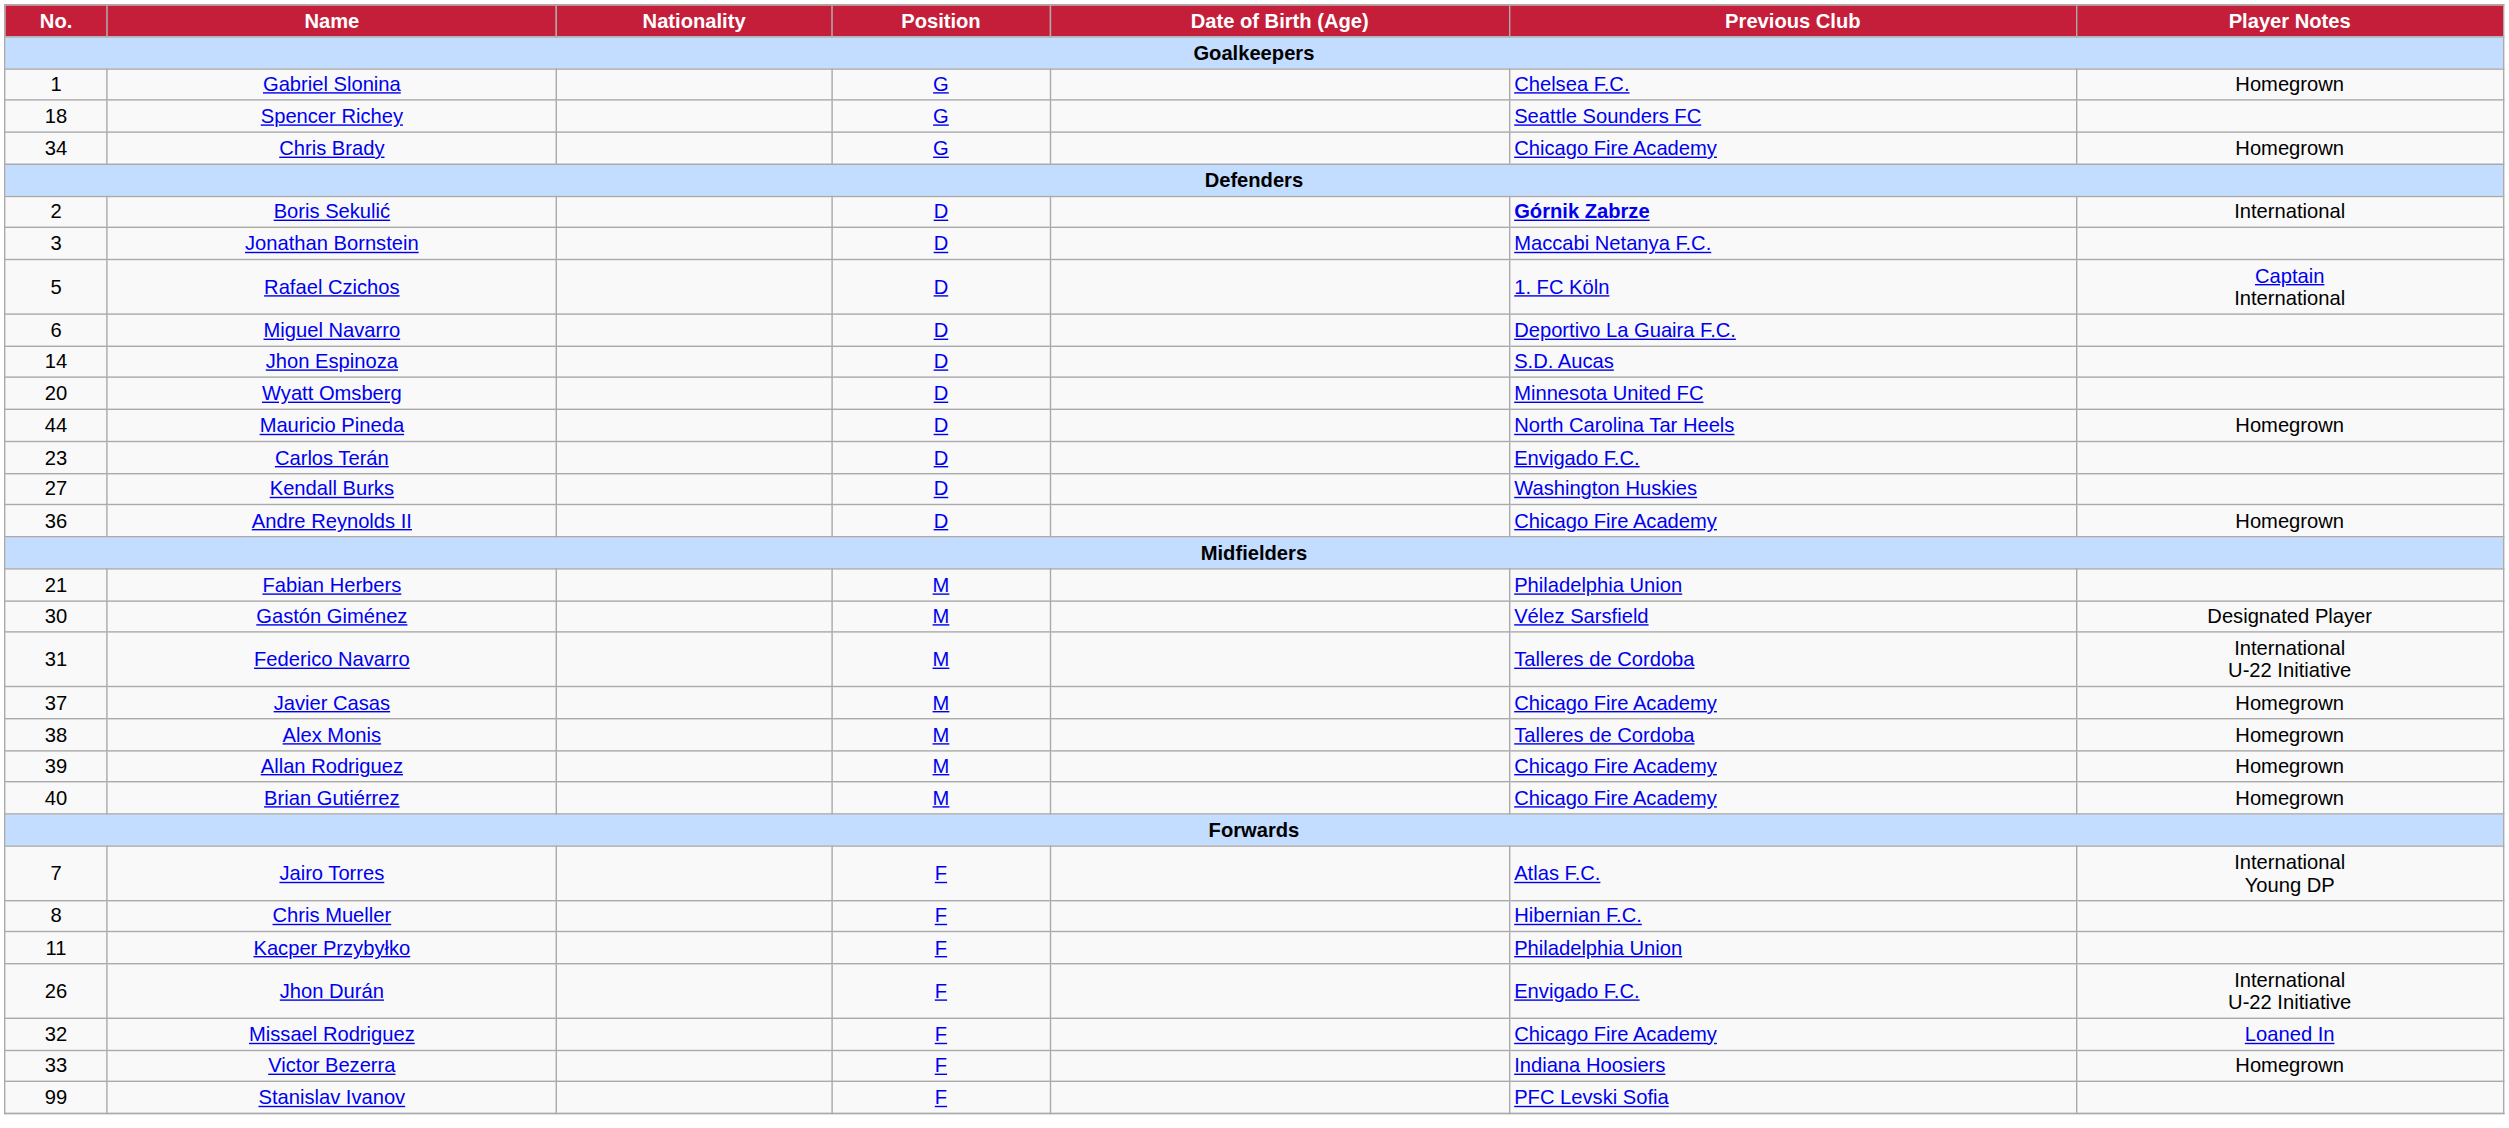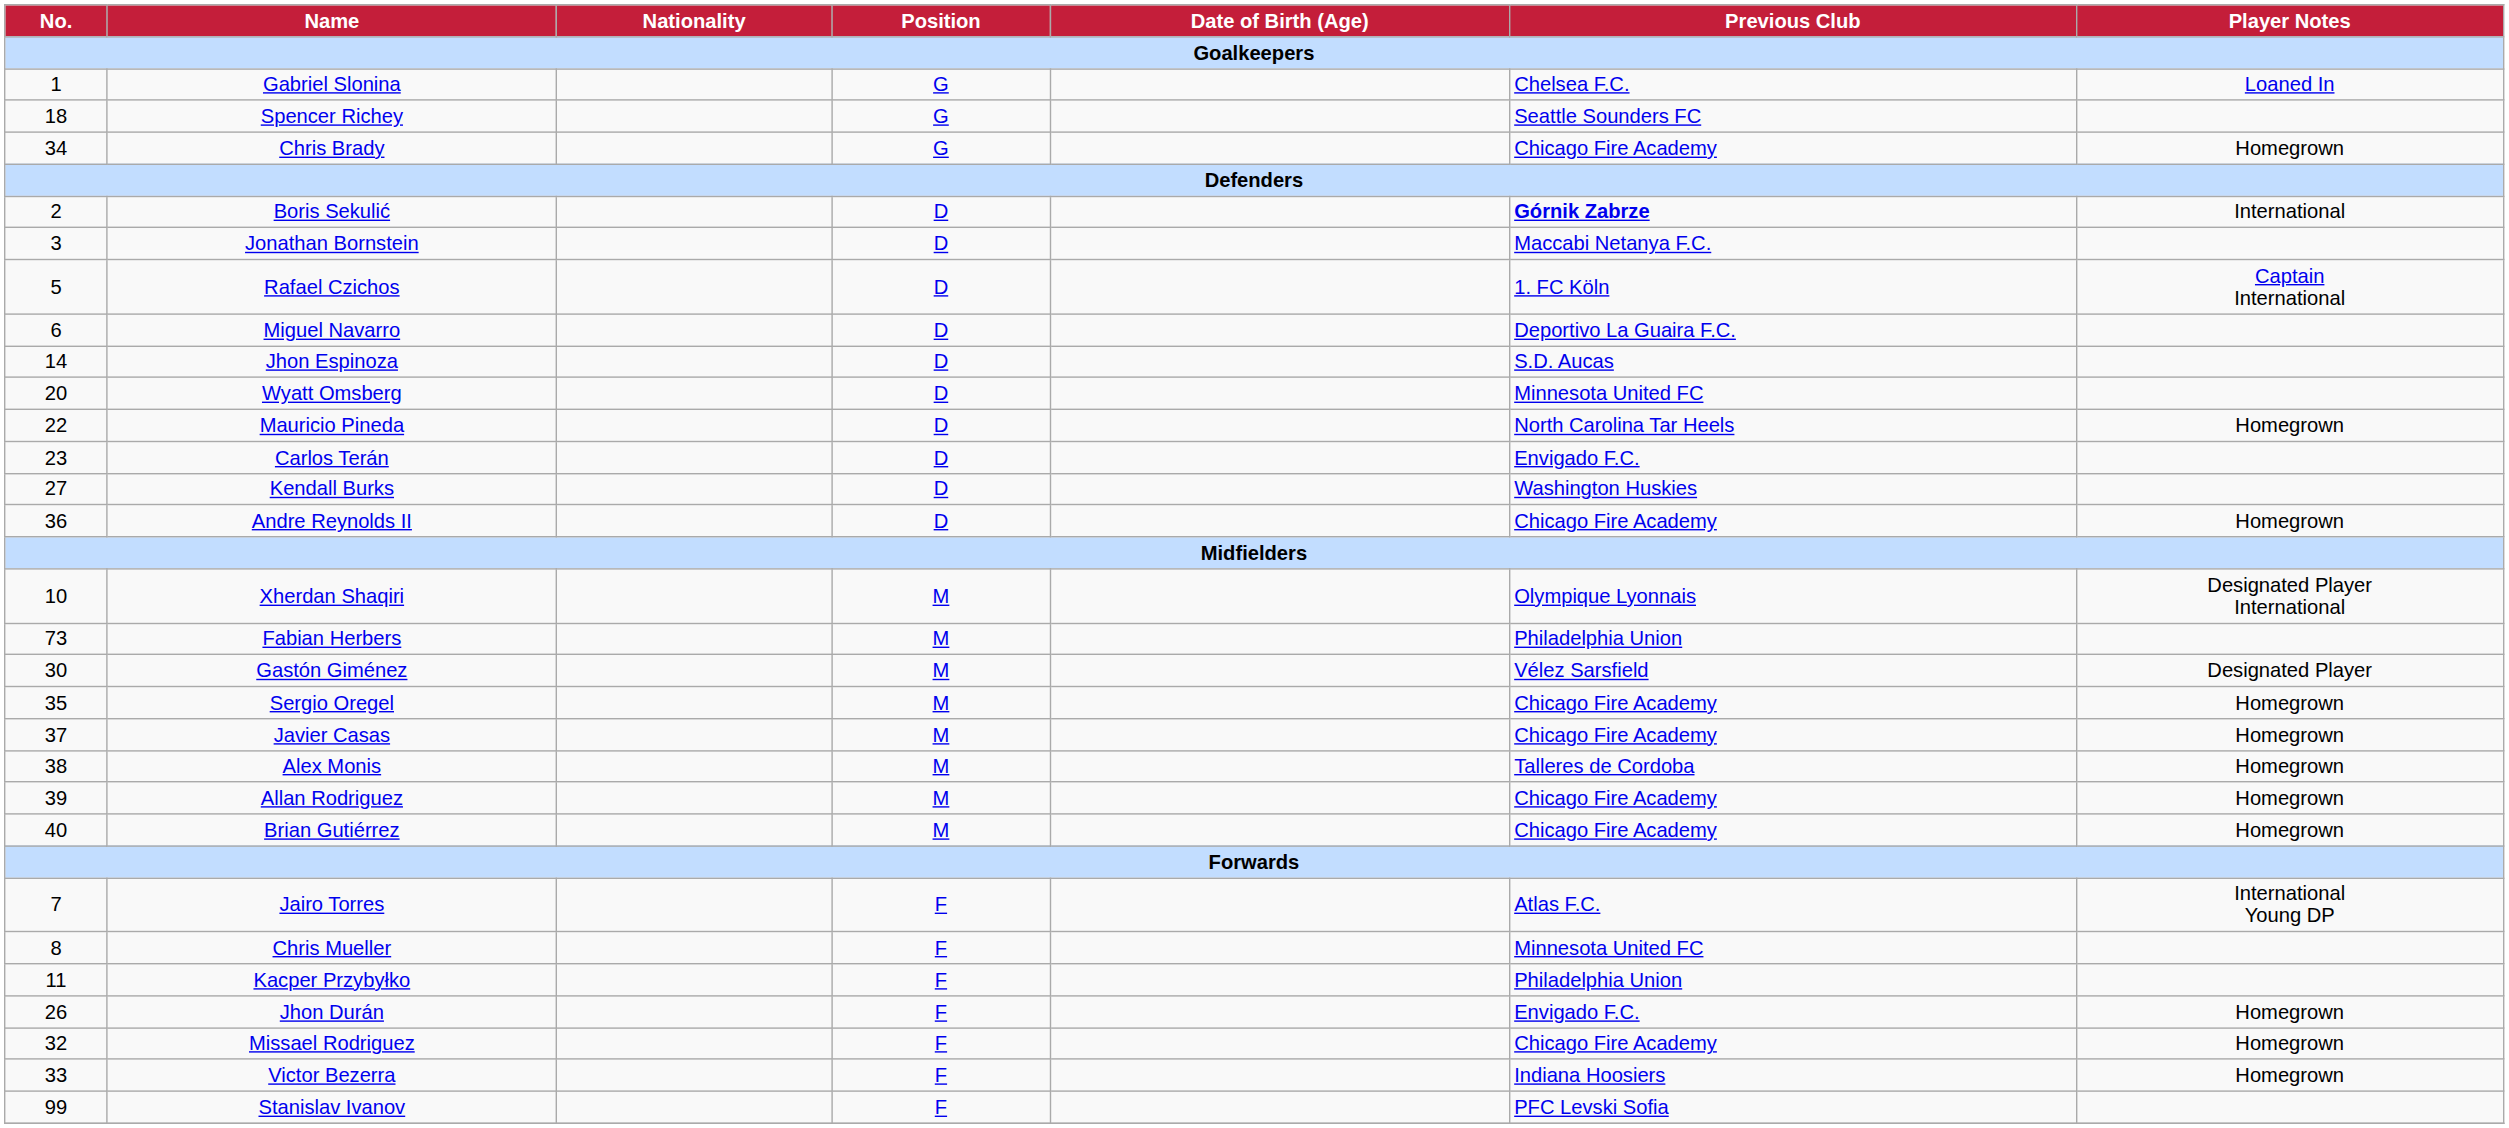(2290, 85) Homegrown -> (2290, 85) Loaned In
(56, 426) 44 -> (56, 426) 22
+ row: (332, 596)
(56, 585) 21 -> (56, 639) 73
- row: (332, 660)
+ row: (332, 703)
(1578, 916) Hibernian F.C. -> (1609, 948) Minnesota United FC
(2290, 991) International U-22 Initiative -> (2290, 1012) Homegrown
(2290, 1034) Loaned In -> (2290, 1044) Homegrown
